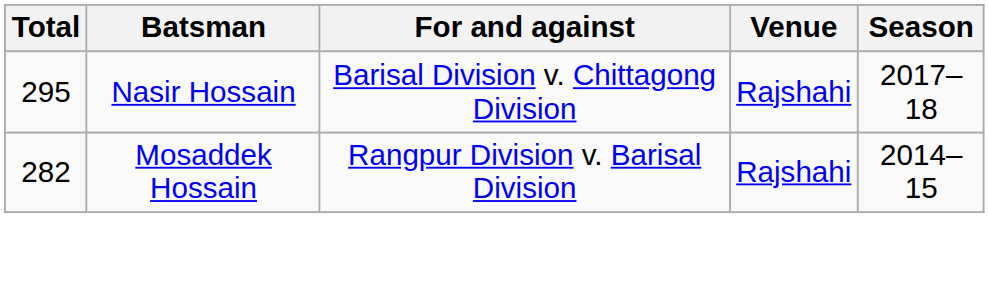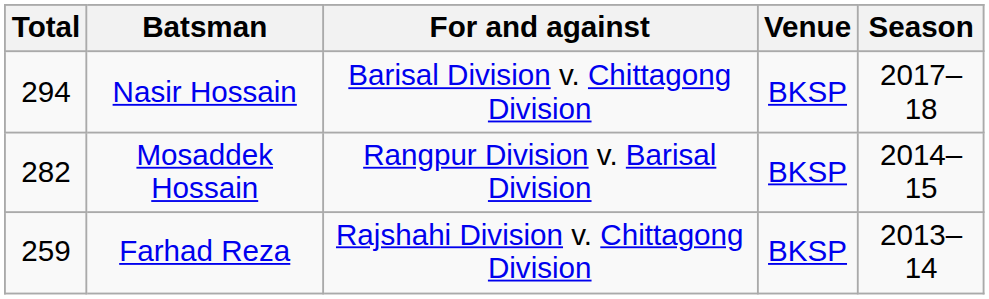(46, 91) 295 -> (46, 91) 294
(794, 91) Rajshahi -> (808, 91) BKSP
(794, 171) Rajshahi -> (808, 171) BKSP
+ row: (205, 252)
